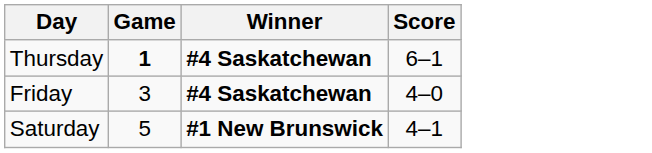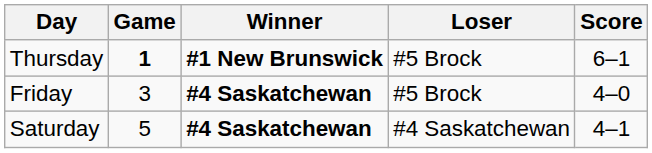+ column: (482, 22)
(279, 57) #4 Saskatchewan -> (285, 57) #1 New Brunswick
(285, 128) #1 New Brunswick -> (279, 128) #4 Saskatchewan
